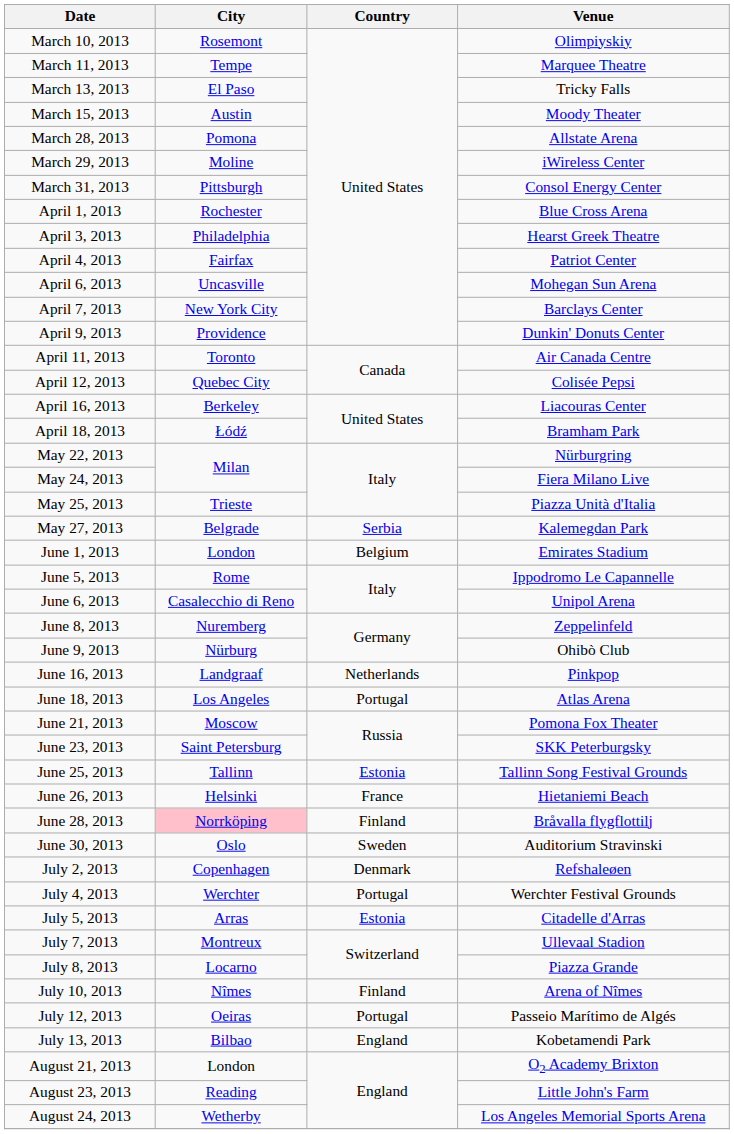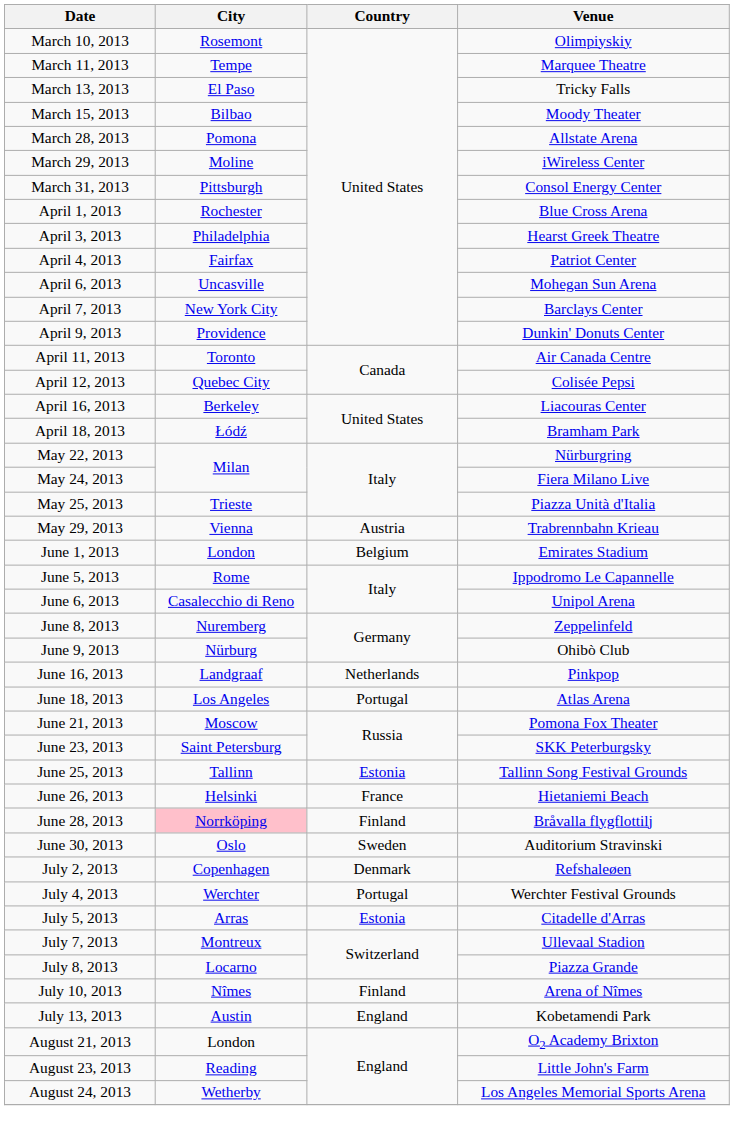(231, 114) Austin -> (231, 114) Bilbao
- row: (80, 528)
+ row: (80, 528)
- row: (80, 1015)
(231, 1039) Bilbao -> (231, 1015) Austin
